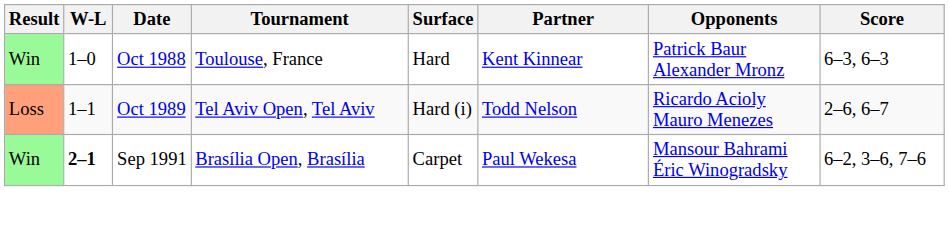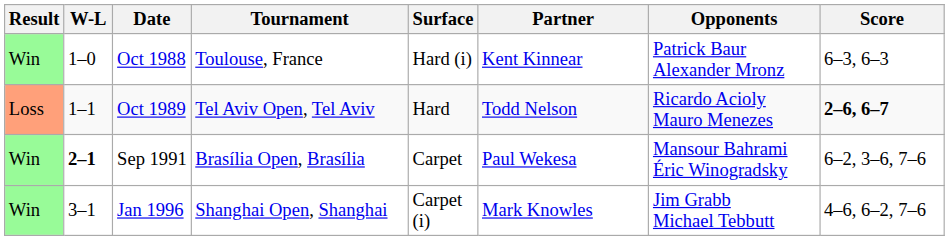(431, 59) Hard -> (442, 59) Hard (i)
(442, 109) Hard (i) -> (431, 109) Hard
(856, 109) normal -> (856, 109) bold
+ row: (150, 210)
